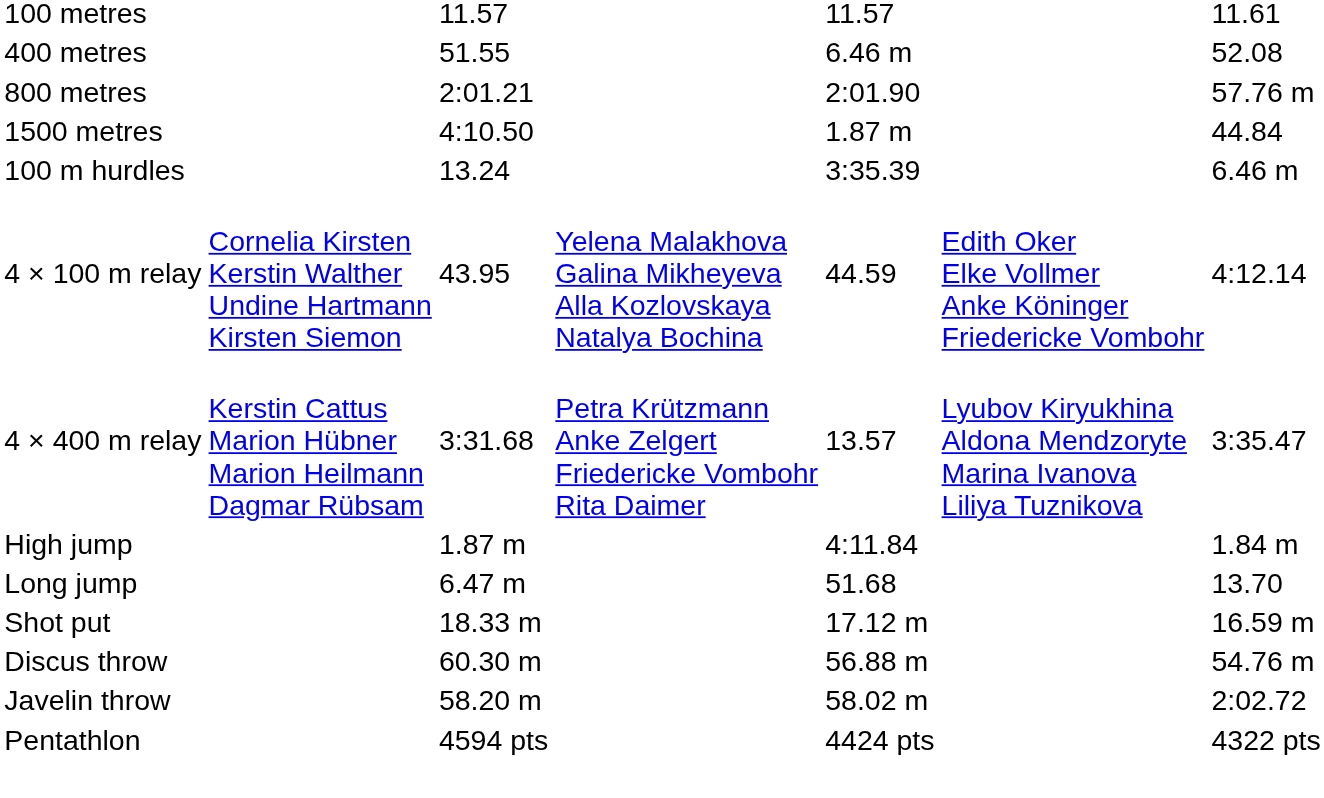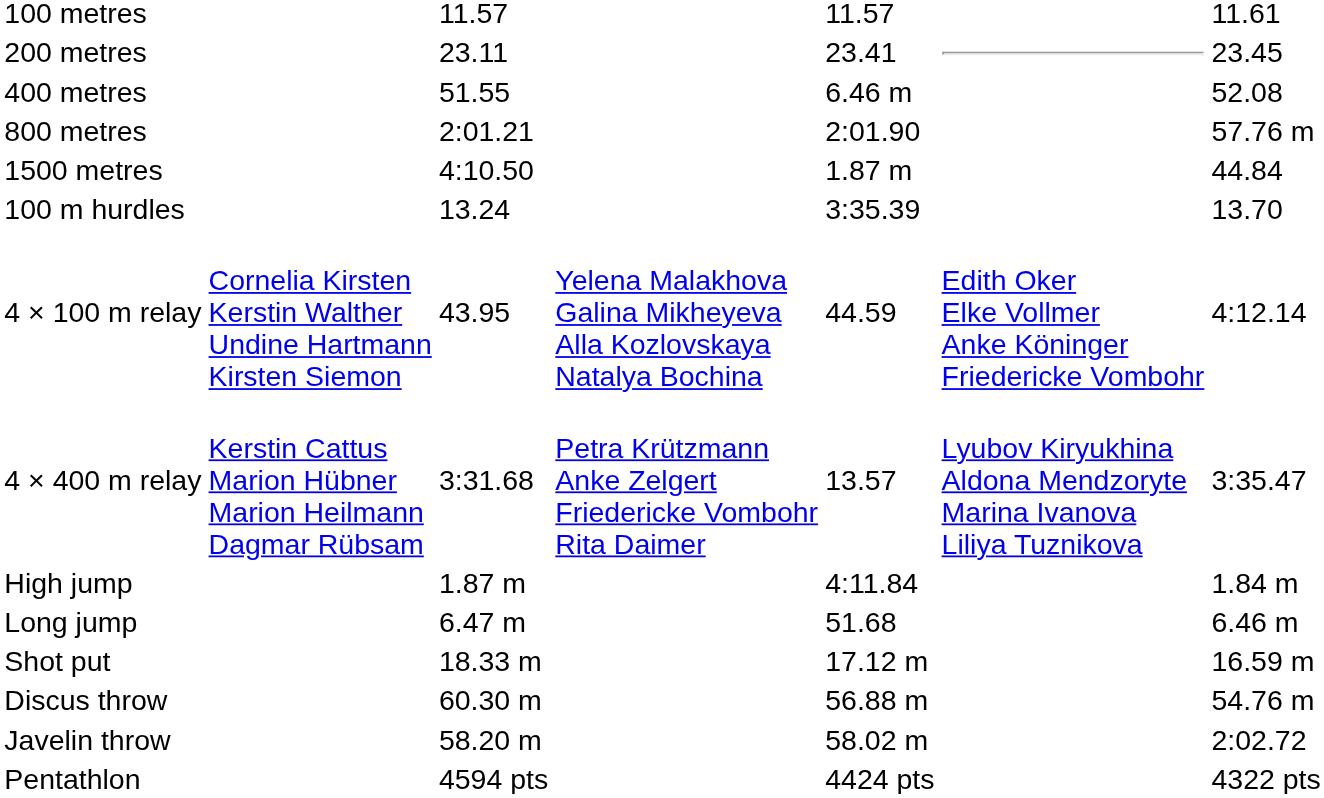+ row: (76, 53)
(1255, 170) 6.46 m -> (1247, 209) 13.70
(1247, 583) 13.70 -> (1255, 622) 6.46 m
